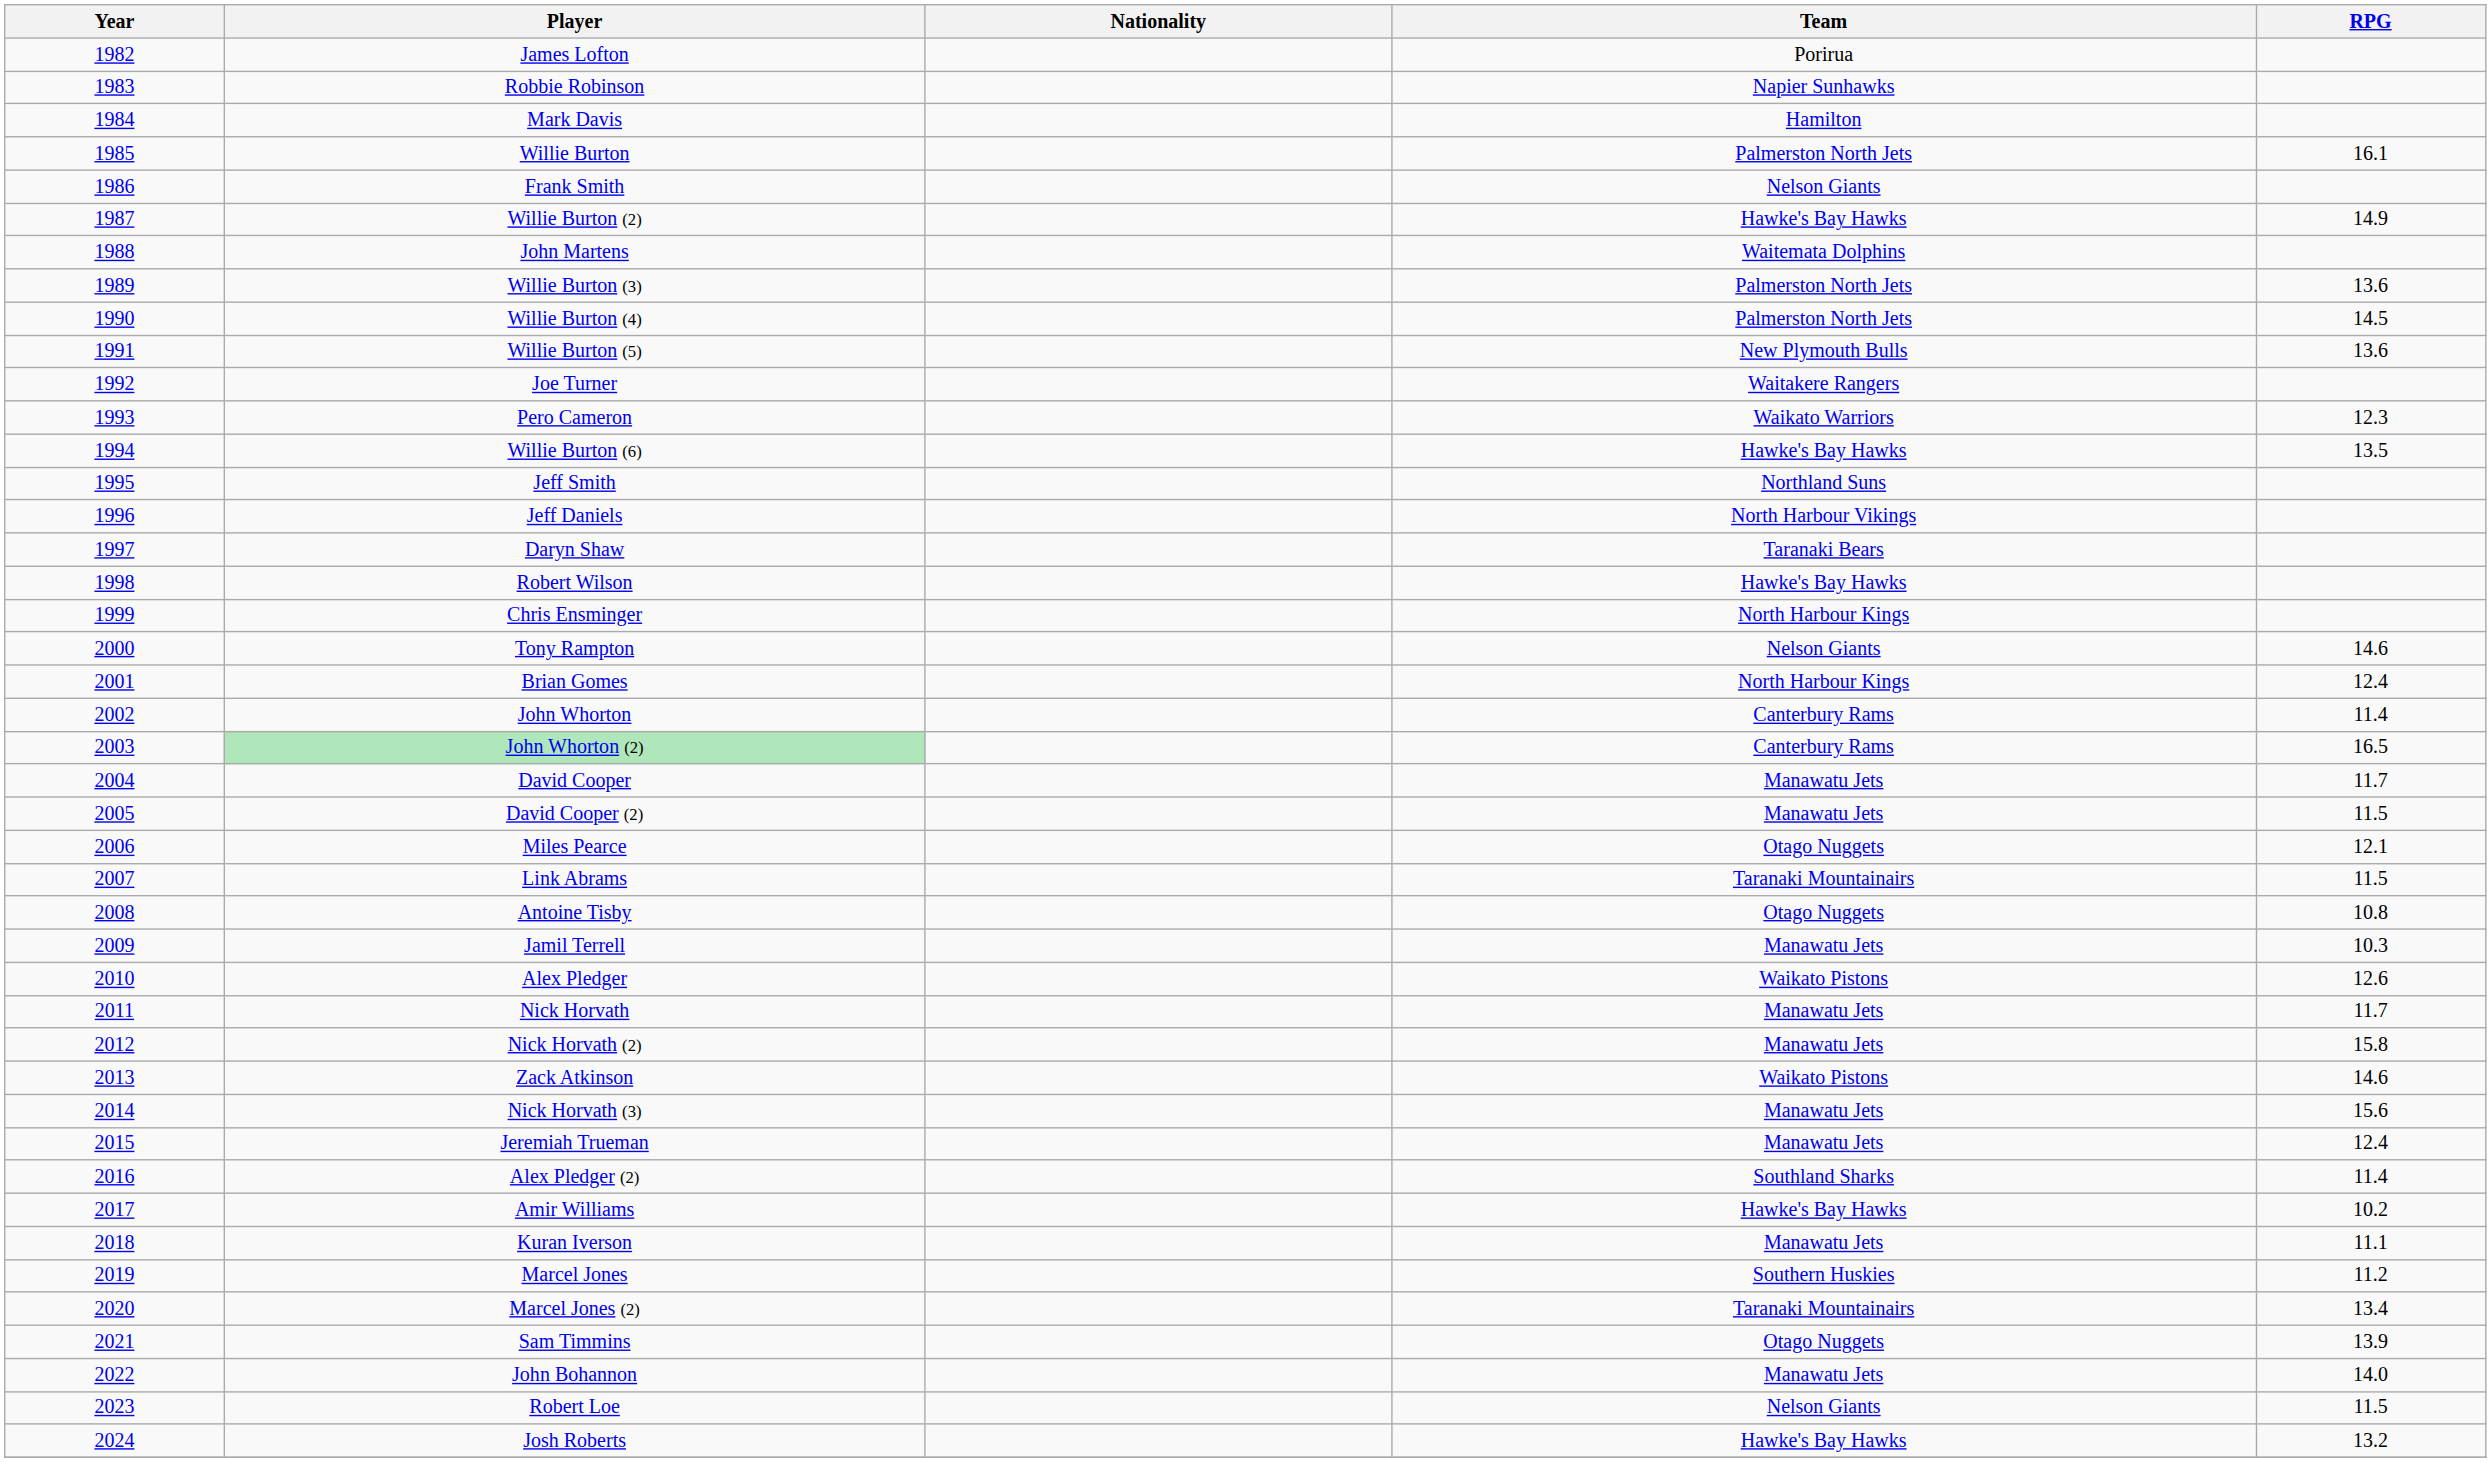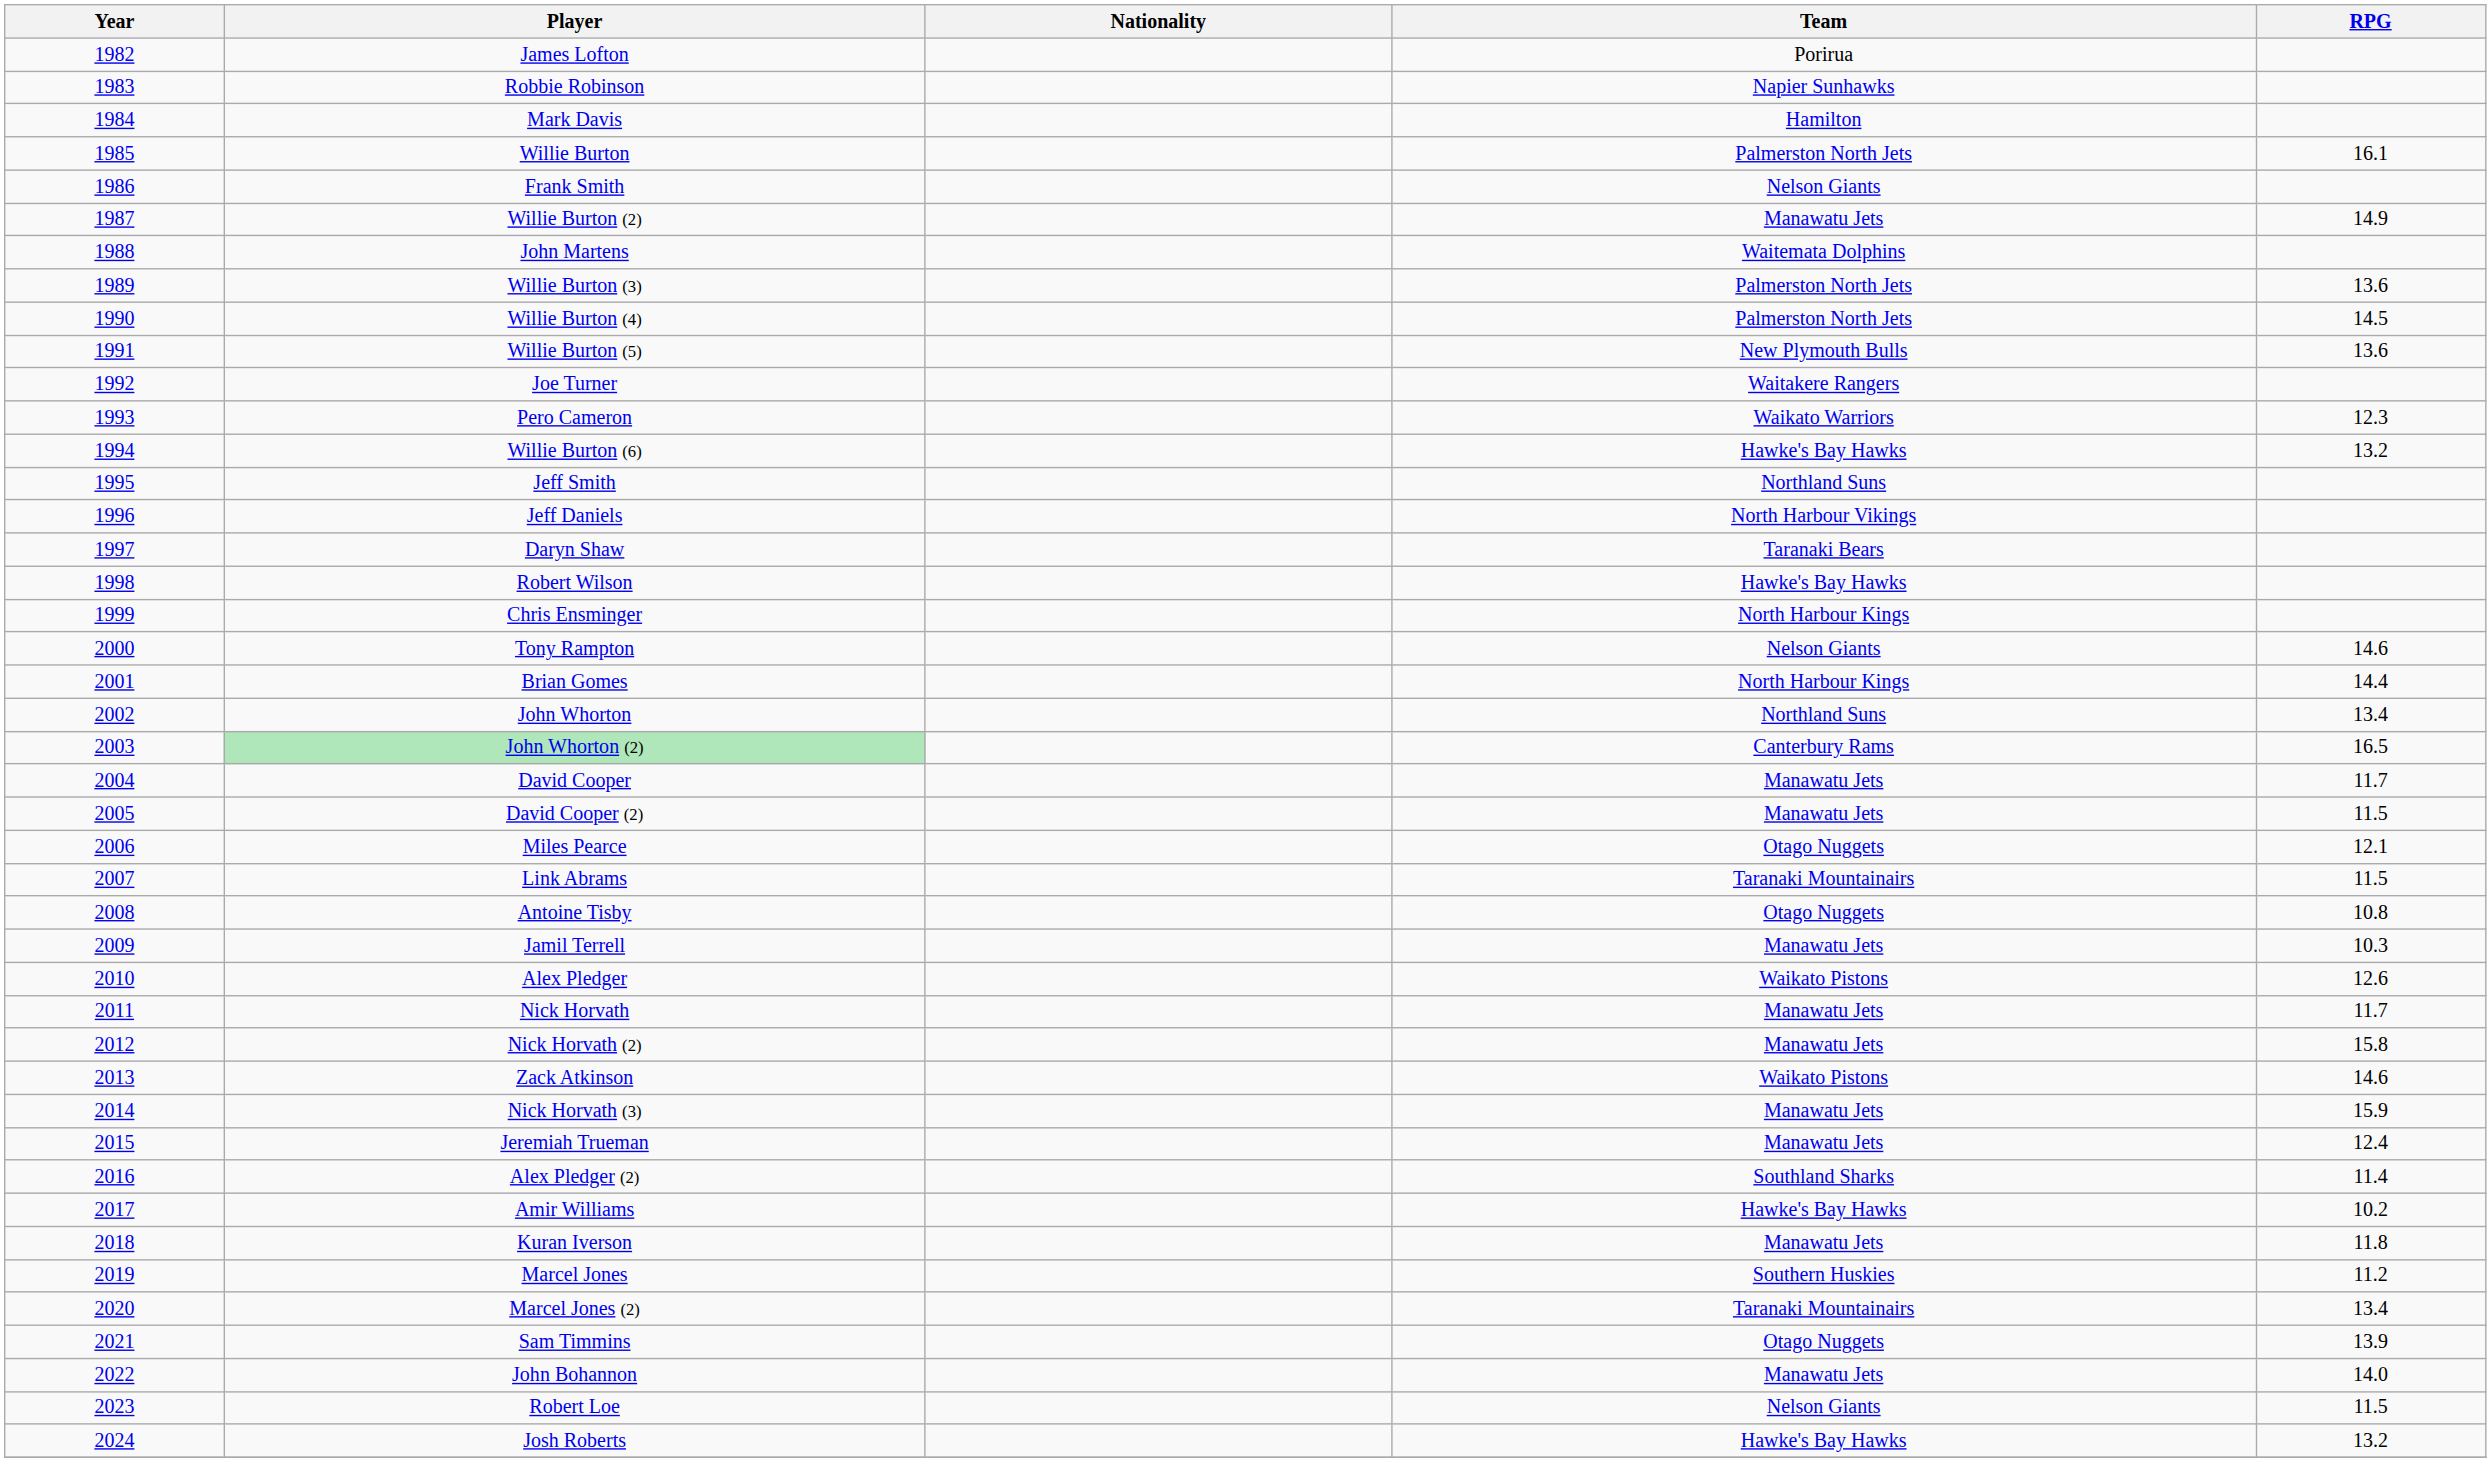(1824, 219) Hawke's Bay Hawks -> (1824, 219) Manawatu Jets
(2371, 450) 13.5 -> (2371, 450) 13.2
(2371, 681) 12.4 -> (2371, 681) 14.4
(1824, 714) Canterbury Rams -> (1824, 714) Northland Suns
(2371, 714) 11.4 -> (2371, 714) 13.4
(2371, 1110) 15.6 -> (2371, 1110) 15.9
(2371, 1242) 11.1 -> (2371, 1242) 11.8
